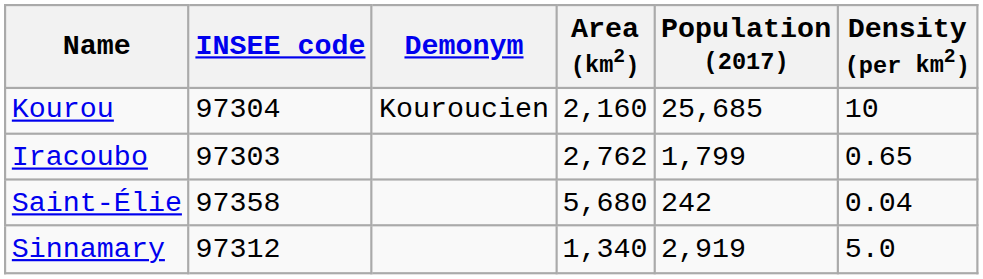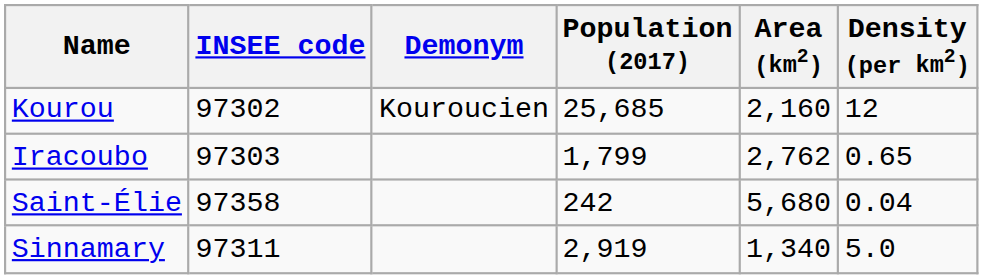columns swapped: (605, 45) <-> (746, 45)
(238, 111) 97304 -> (238, 111) 97302
(862, 111) 10 -> (862, 111) 12
(238, 249) 97312 -> (238, 249) 97311
